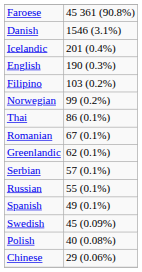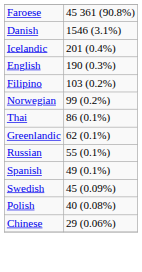- row: (30, 135)
- row: (24, 170)
